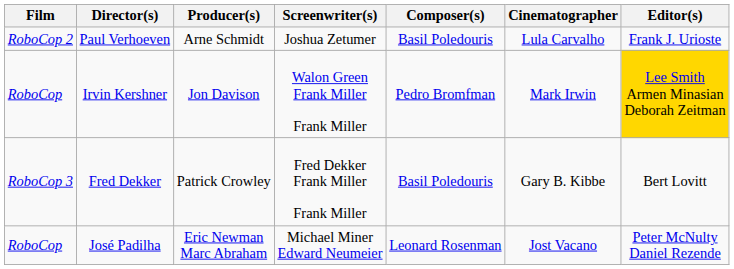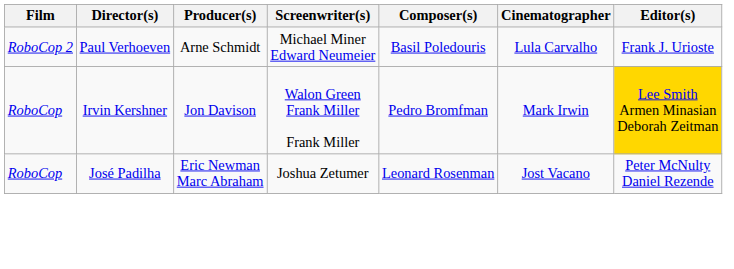(330, 38) Joshua Zetumer -> (323, 46) Michael Miner Edward Neumeier
- row: (125, 181)
(330, 244) Michael Miner Edward Neumeier -> (323, 173) Joshua Zetumer
